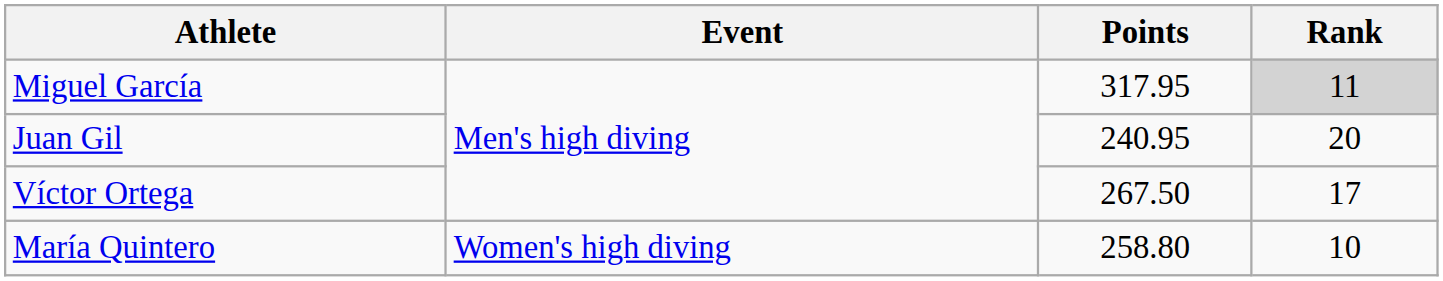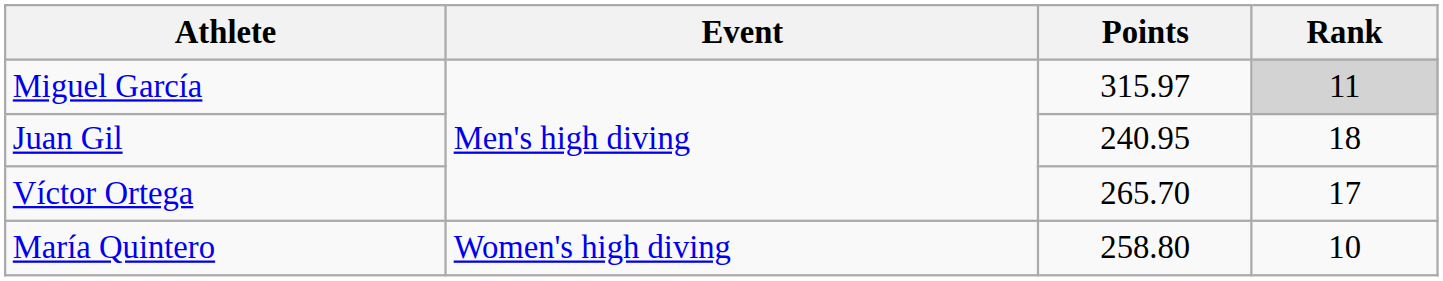(1145, 85) 317.95 -> (1145, 85) 315.97
(1345, 139) 20 -> (1345, 139) 18
(1145, 193) 267.50 -> (1145, 193) 265.70
